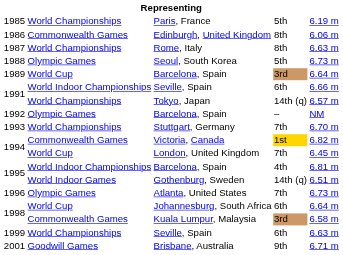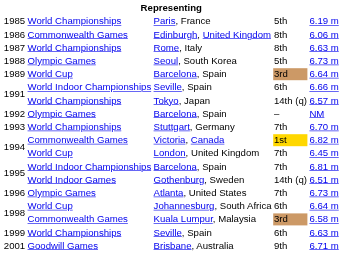(281, 166) 4th -> (281, 166) 7th
